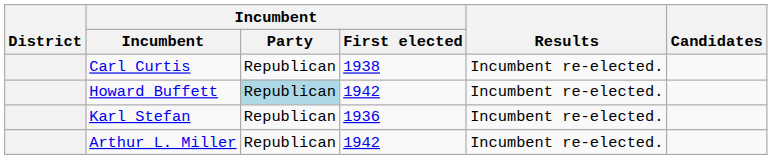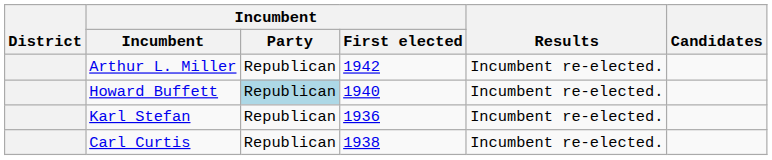rows swapped: (140, 67) <-> (163, 142)
(362, 92) 1942 -> (362, 92) 1940
